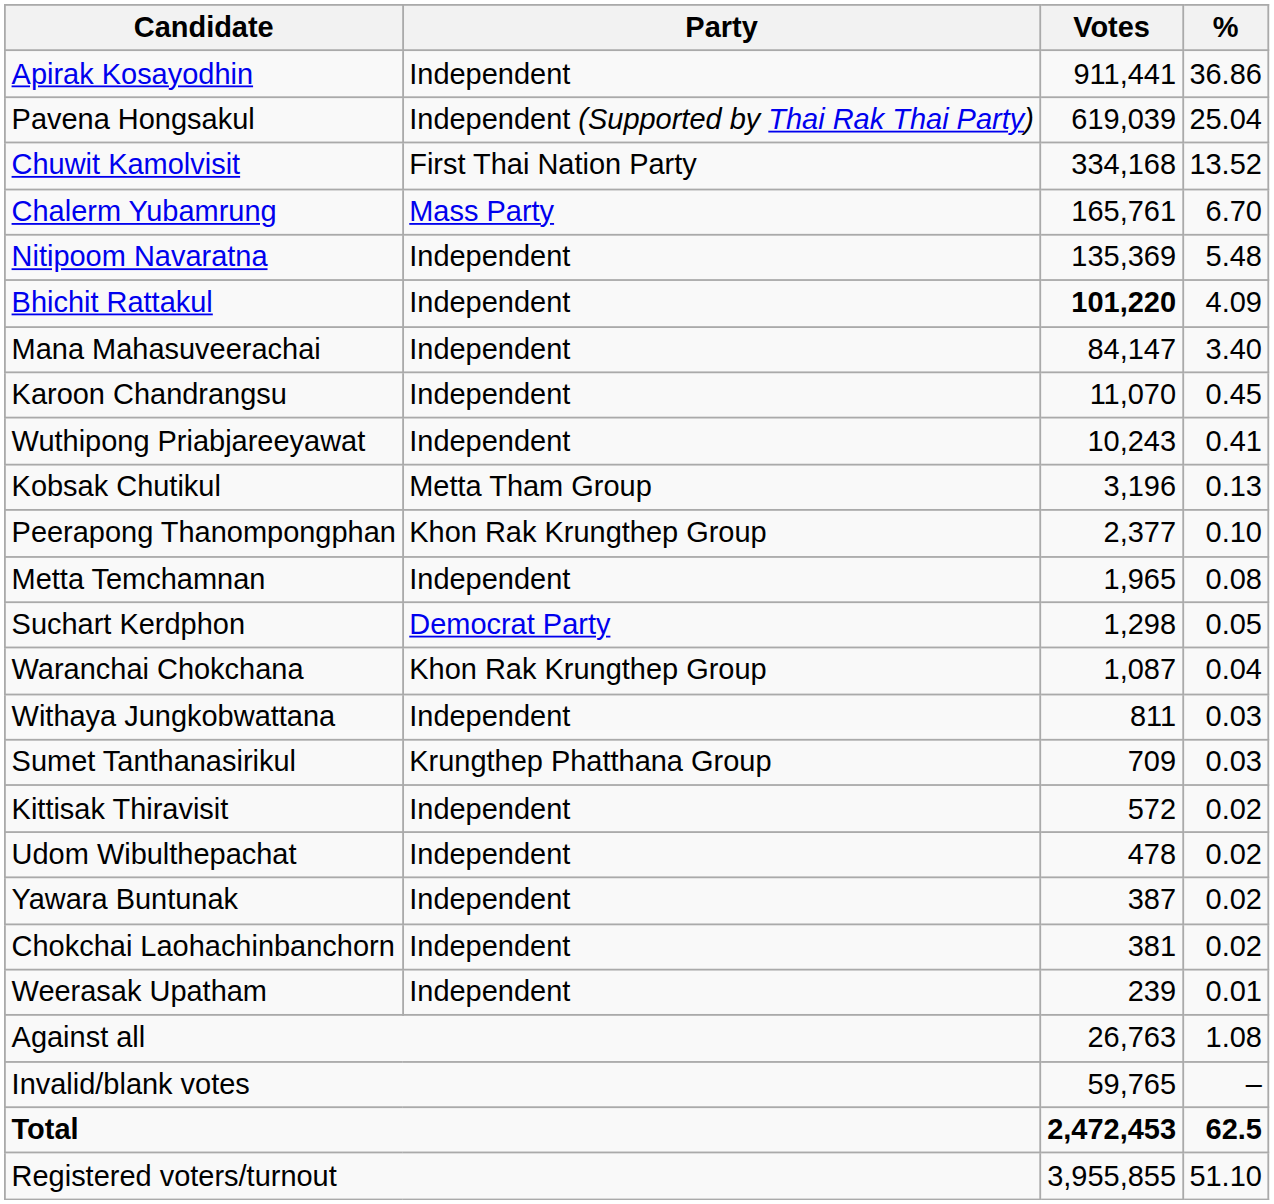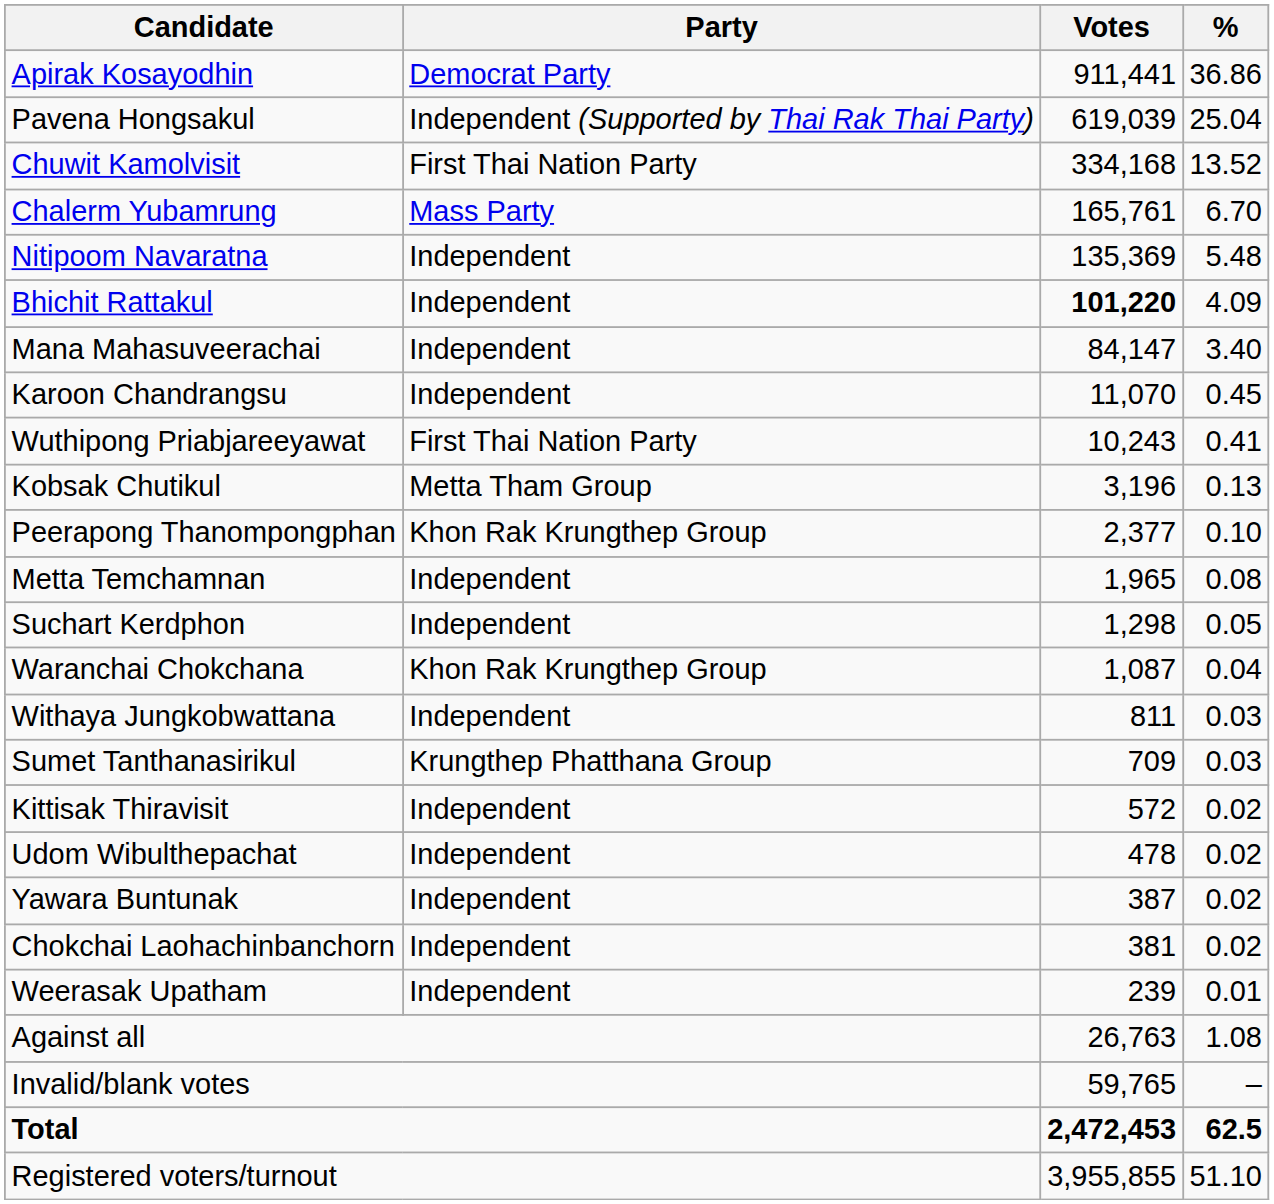(490, 73) Independent -> (510, 73) Democrat Party
(490, 440) Independent -> (553, 440) First Thai Nation Party
(510, 624) Democrat Party -> (490, 624) Independent
